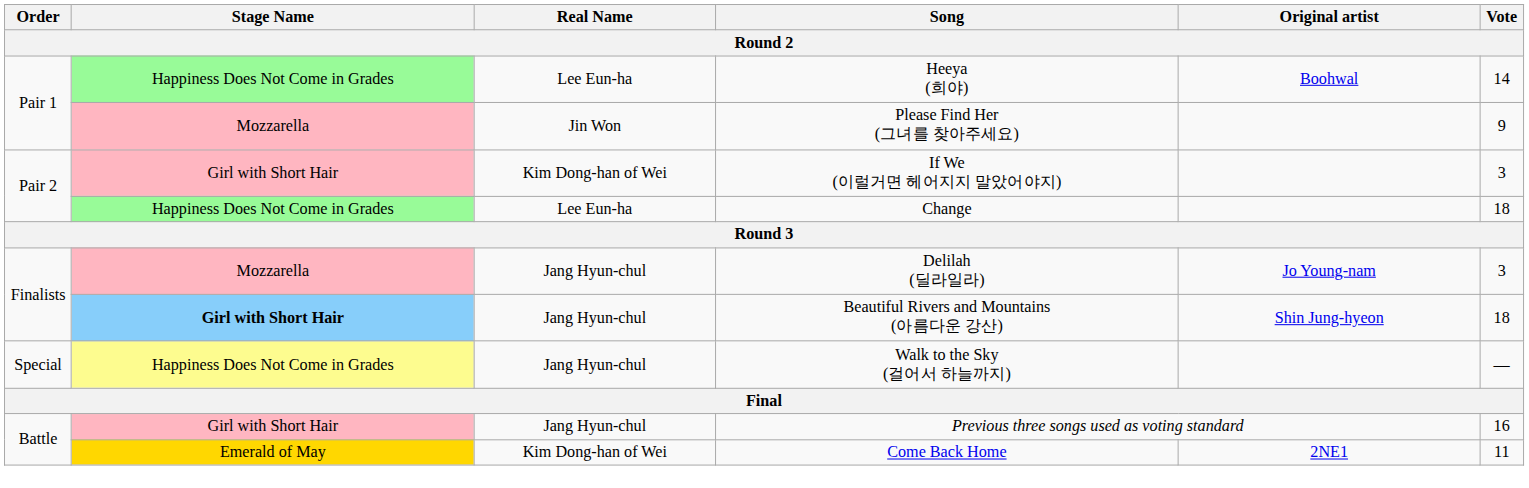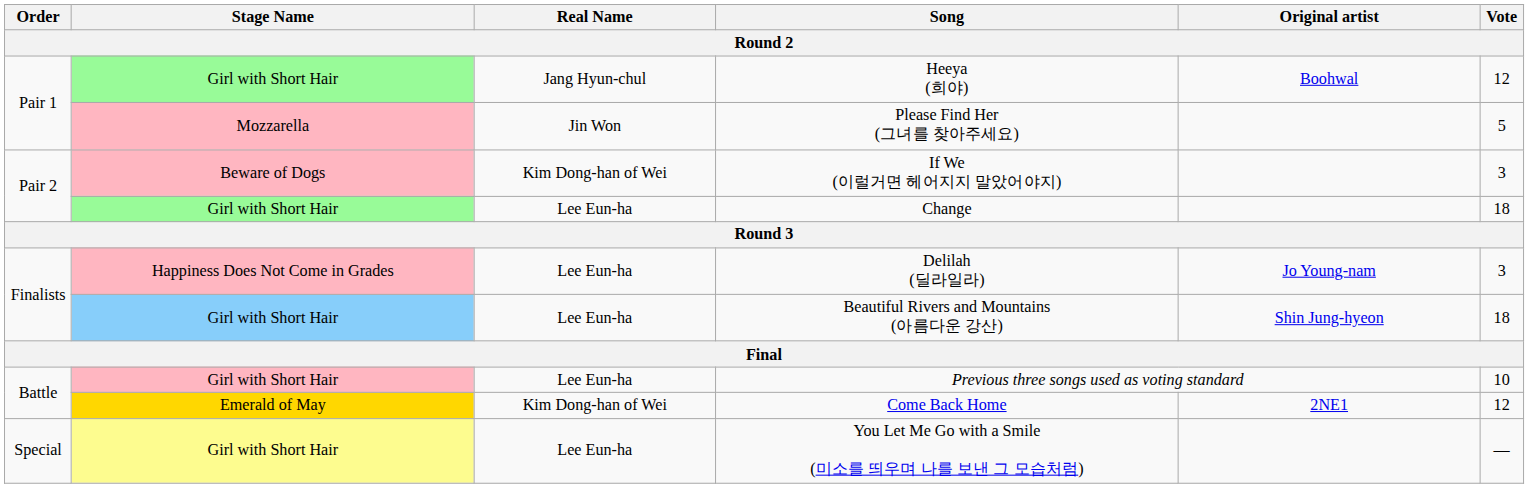(273, 79) Happiness Does Not Come in Grades -> (273, 79) Girl with Short Hair
(595, 79) Lee Eun-ha -> (595, 79) Jang Hyun-chul
(1502, 79) 14 -> (1502, 79) 12
(1502, 126) 9 -> (1502, 126) 5
(273, 172) Girl with Short Hair -> (273, 172) Beware of Dogs
(273, 209) Happiness Does Not Come in Grades -> (273, 209) Girl with Short Hair
(273, 270) Mozzarella -> (273, 270) Happiness Does Not Come in Grades
(595, 270) Jang Hyun-chul -> (595, 270) Lee Eun-ha
(273, 317) bold -> (273, 317) normal
(595, 317) Jang Hyun-chul -> (595, 317) Lee Eun-ha
- row: (947, 363)
(595, 426) Jang Hyun-chul -> (595, 379) Lee Eun-ha
(1502, 426) 16 -> (1502, 379) 10
(1502, 452) 11 -> (1502, 405) 12
+ row: (947, 449)
